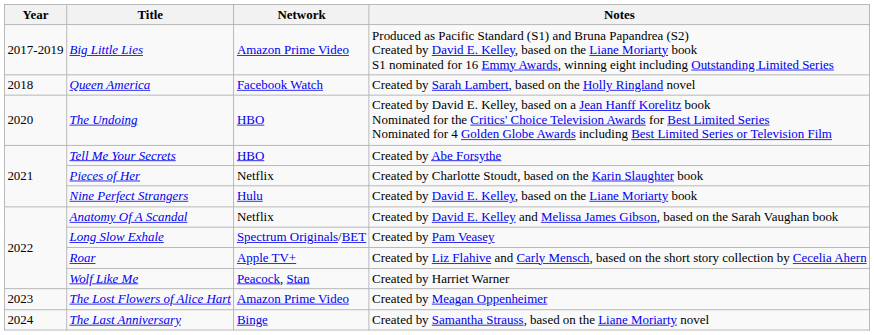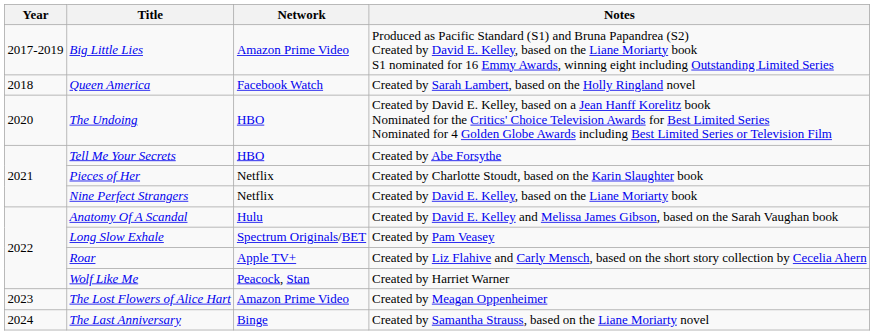(250, 196) Hulu -> (255, 196) Netflix
(255, 216) Netflix -> (250, 216) Hulu
